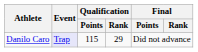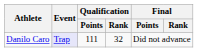(92, 40) 115 -> (92, 40) 111
(118, 40) 29 -> (118, 40) 32
